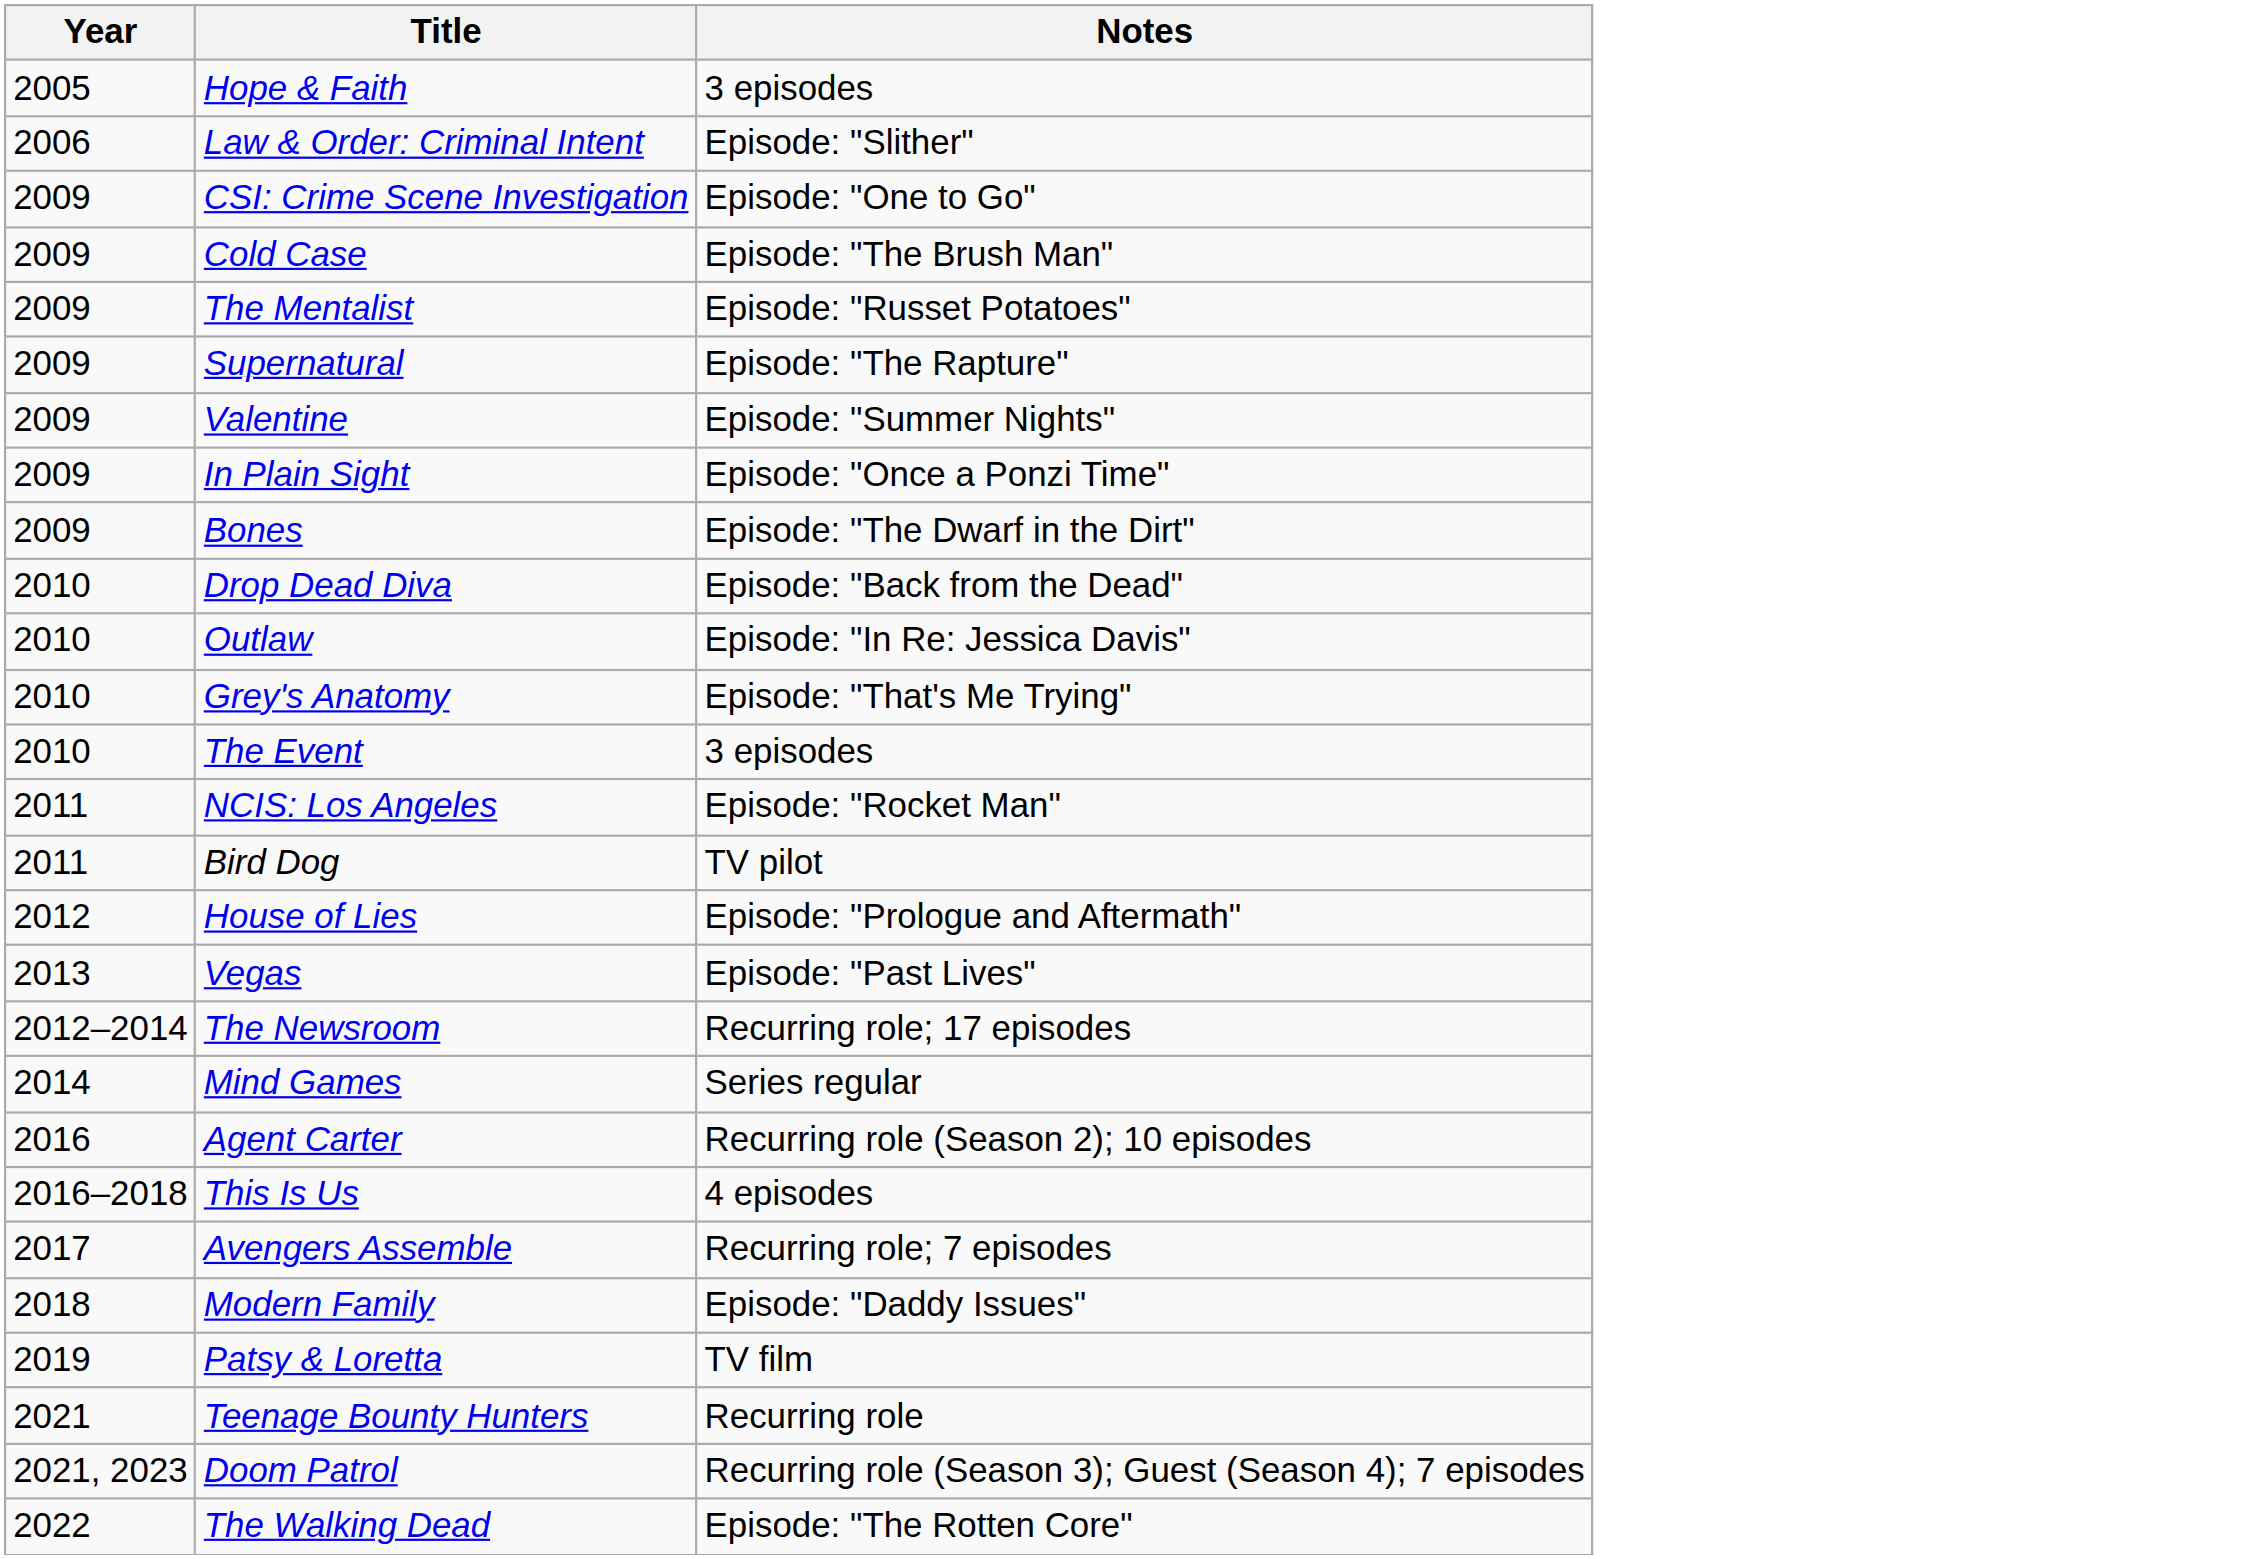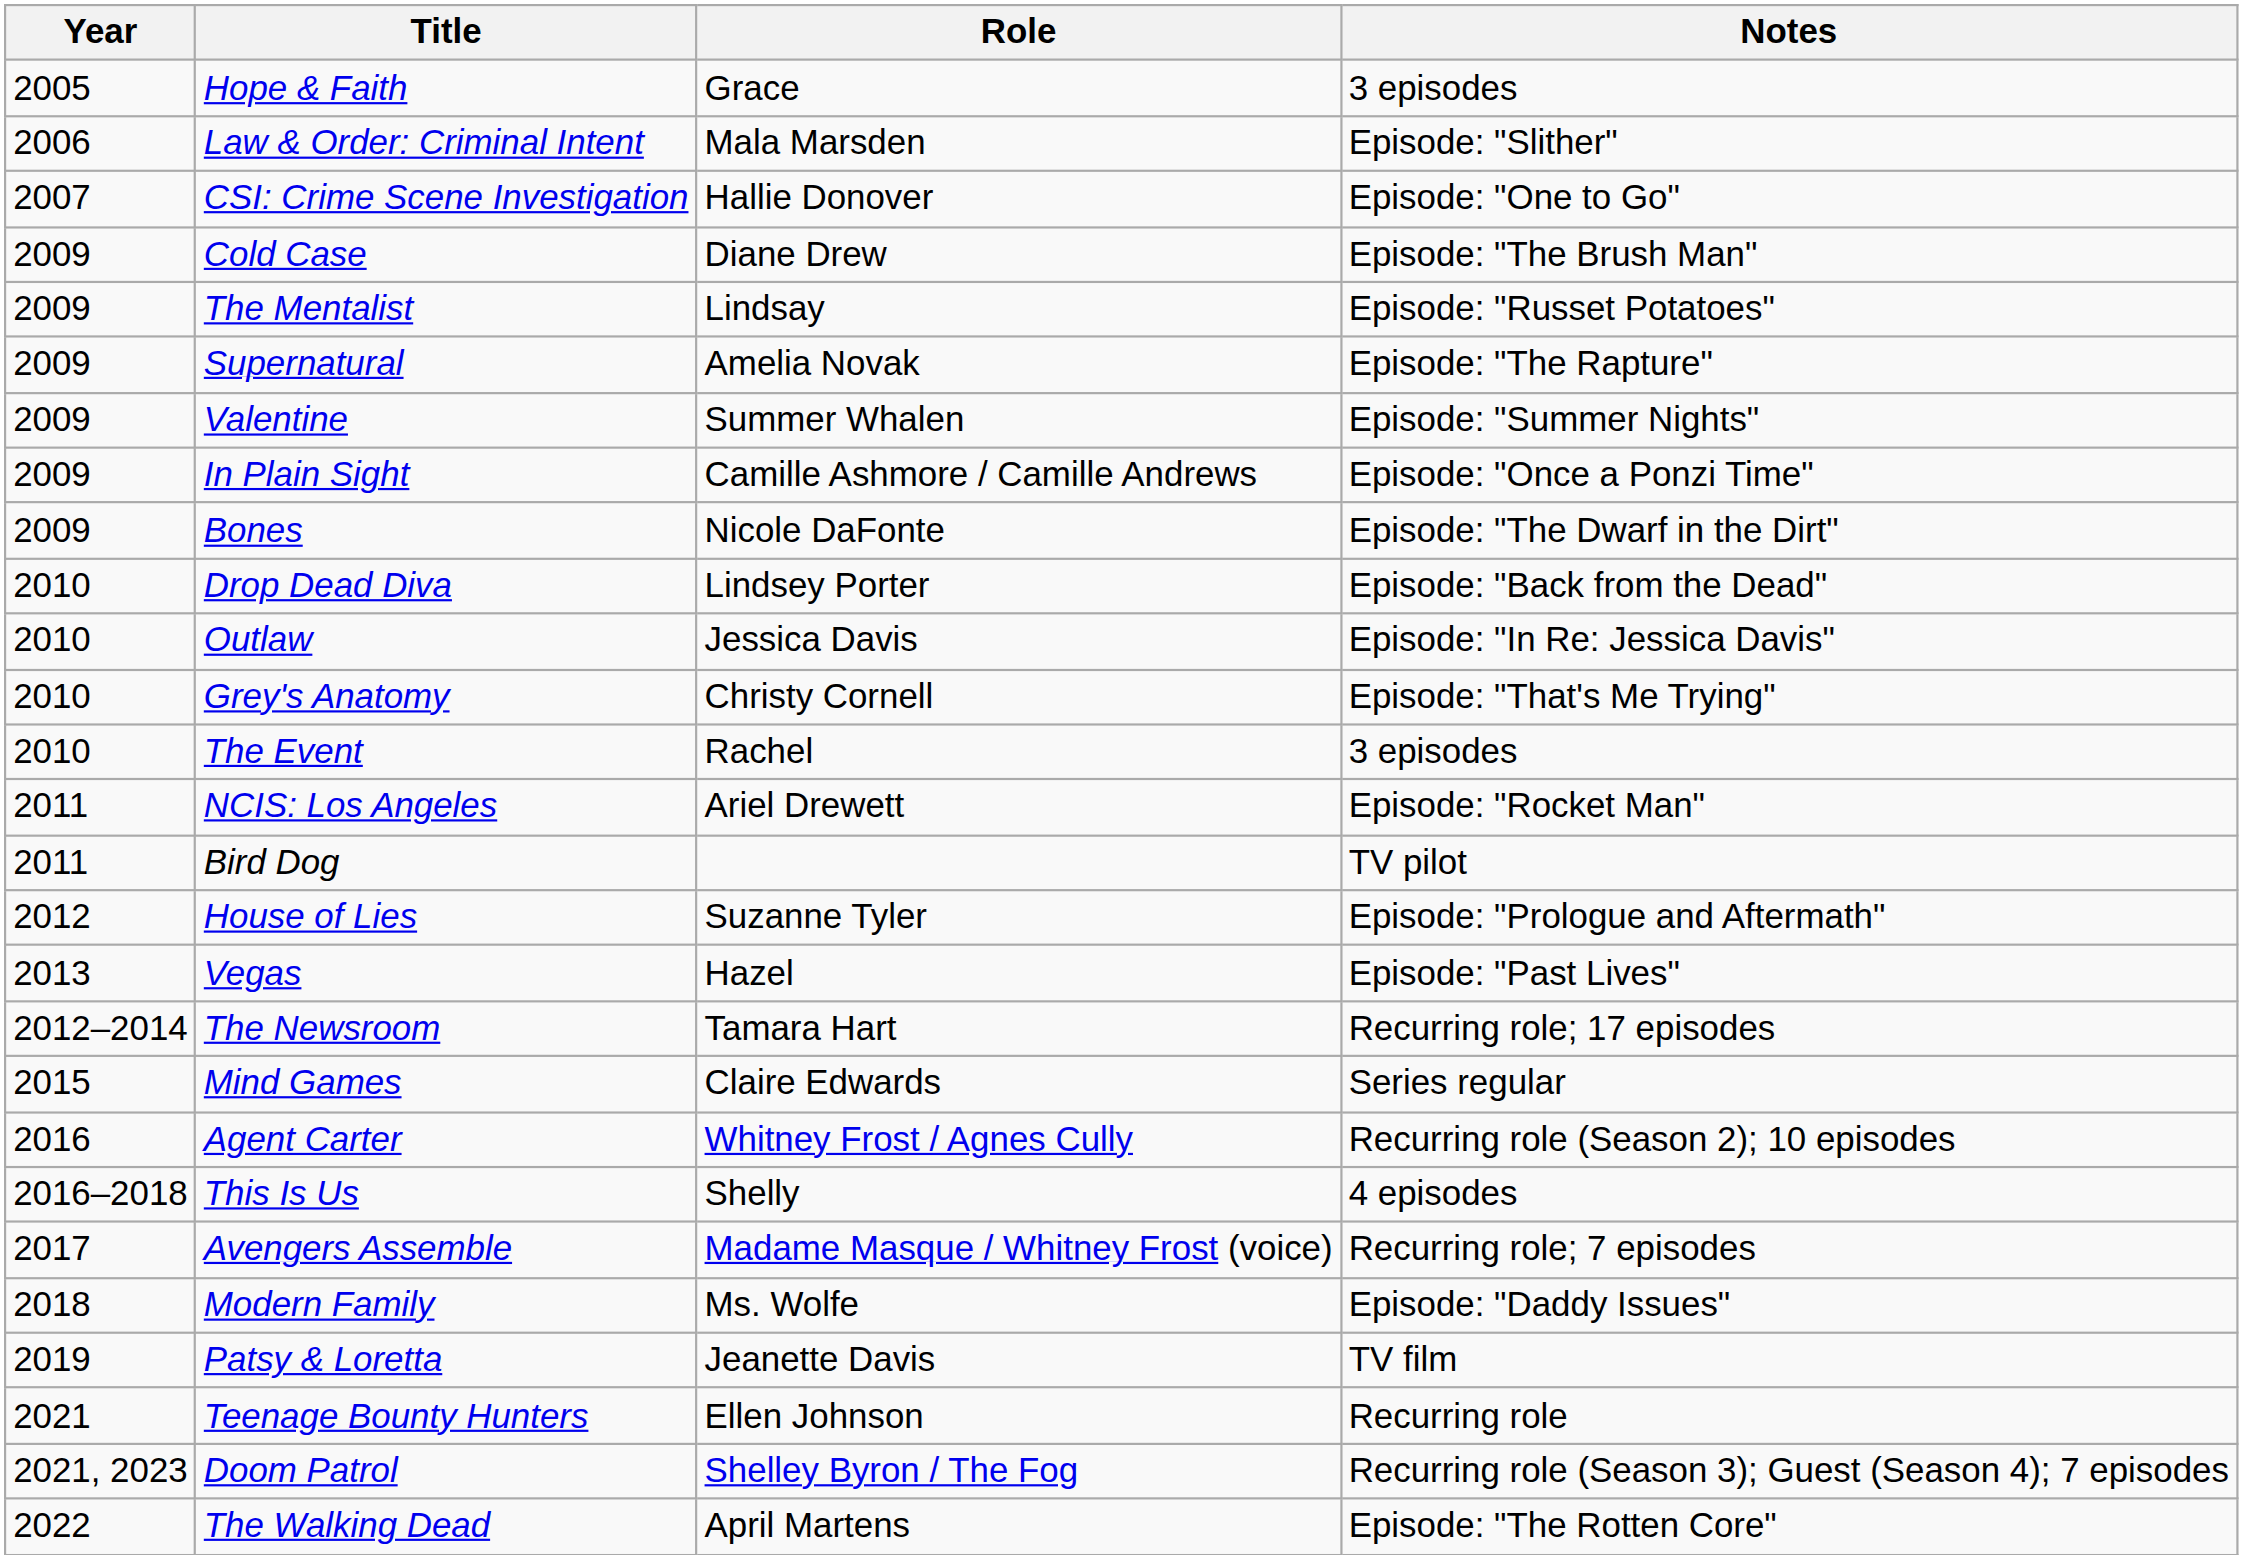+ column: (1019, 32)
(52, 198) 2009 -> (52, 198) 2007
(52, 1083) 2014 -> (52, 1083) 2015
